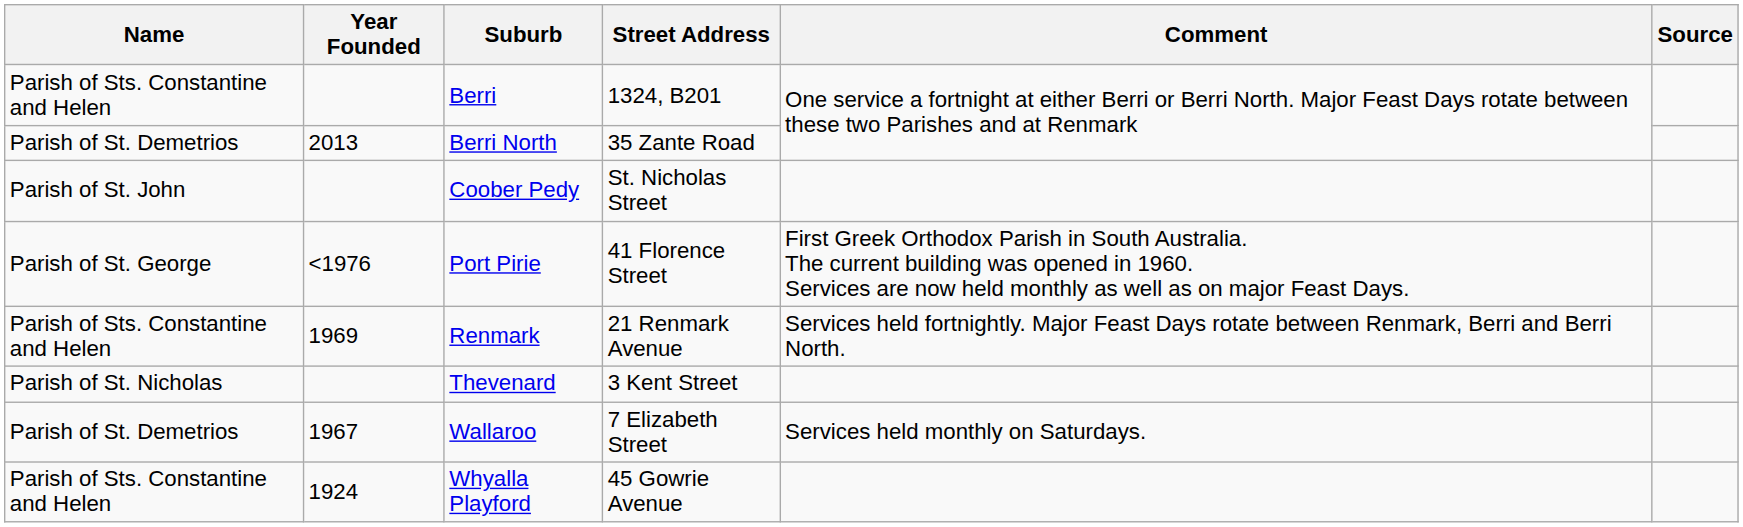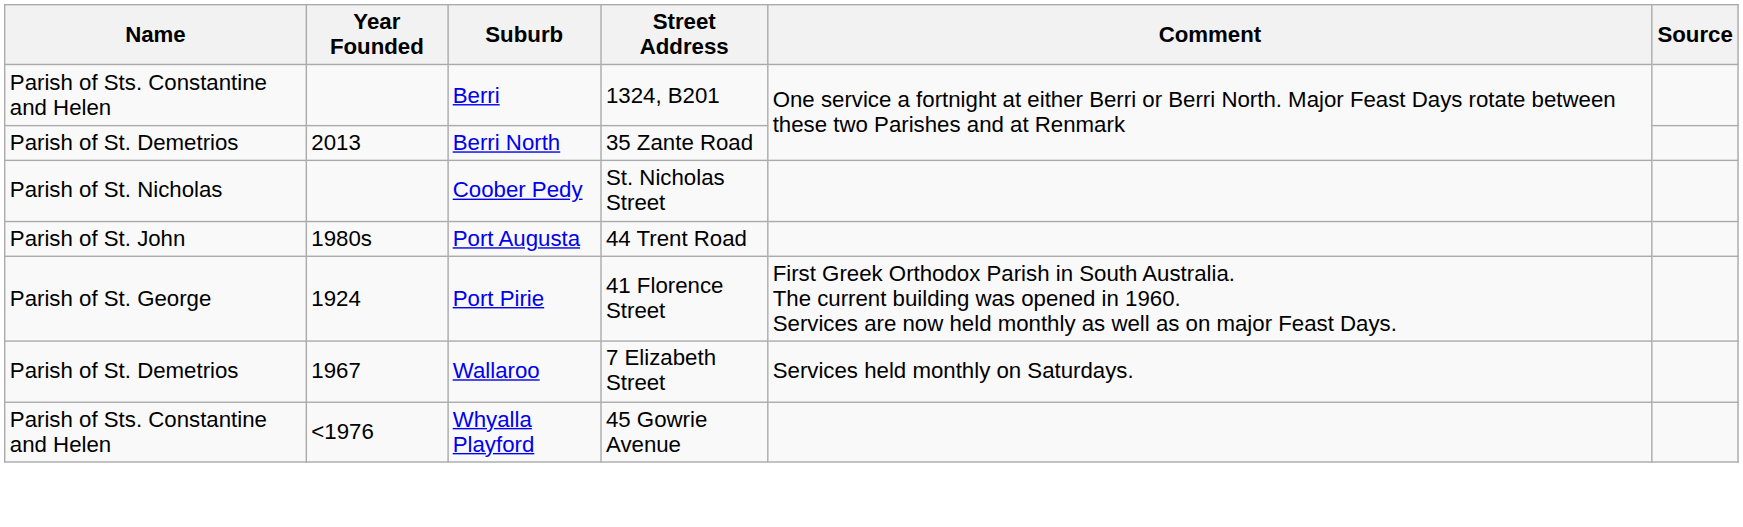(98, 190) Parish of St. John -> (116, 190) Parish of St. Nicholas
+ row: (516, 238)
(340, 263) <1976 -> (336, 298) 1924
- row: (494, 336)
- row: (503, 383)
(333, 491) 1924 -> (343, 431) <1976
